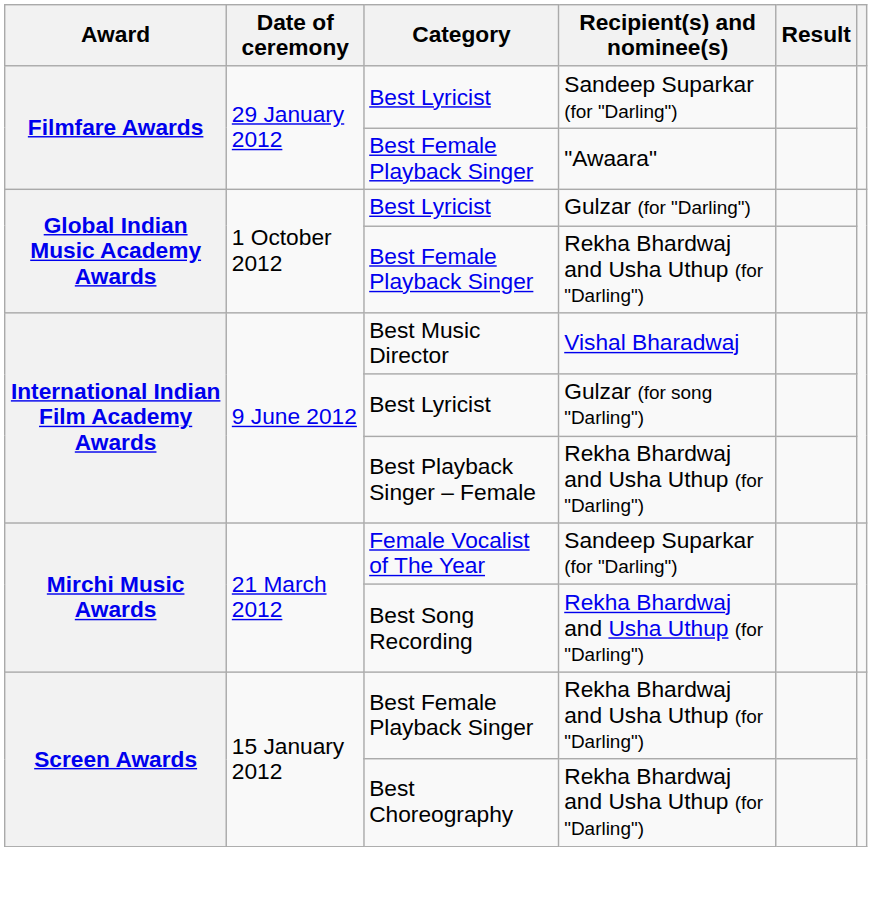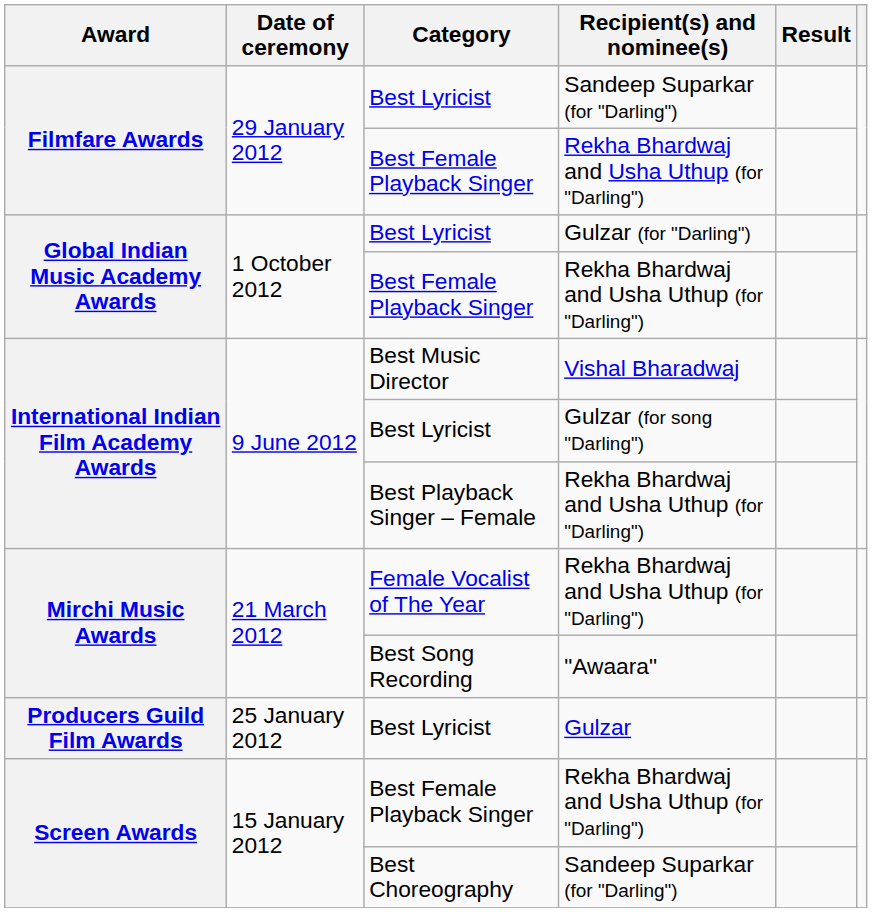(611, 158) "Awaara" -> (664, 171) Rekha Bhardwaj and Usha Uthup (for "Darling")
(659, 553) Sandeep Suparkar (for "Darling") -> (664, 591) Rekha Bhardwaj and Usha Uthup (for "Darling")
(664, 627) Rekha Bhardwaj and Usha Uthup (for "Darling") -> (611, 666) "Awaara"
+ row: (116, 727)
(664, 802) Rekha Bhardwaj and Usha Uthup (for "Darling") -> (659, 876) Sandeep Suparkar (for "Darling")
